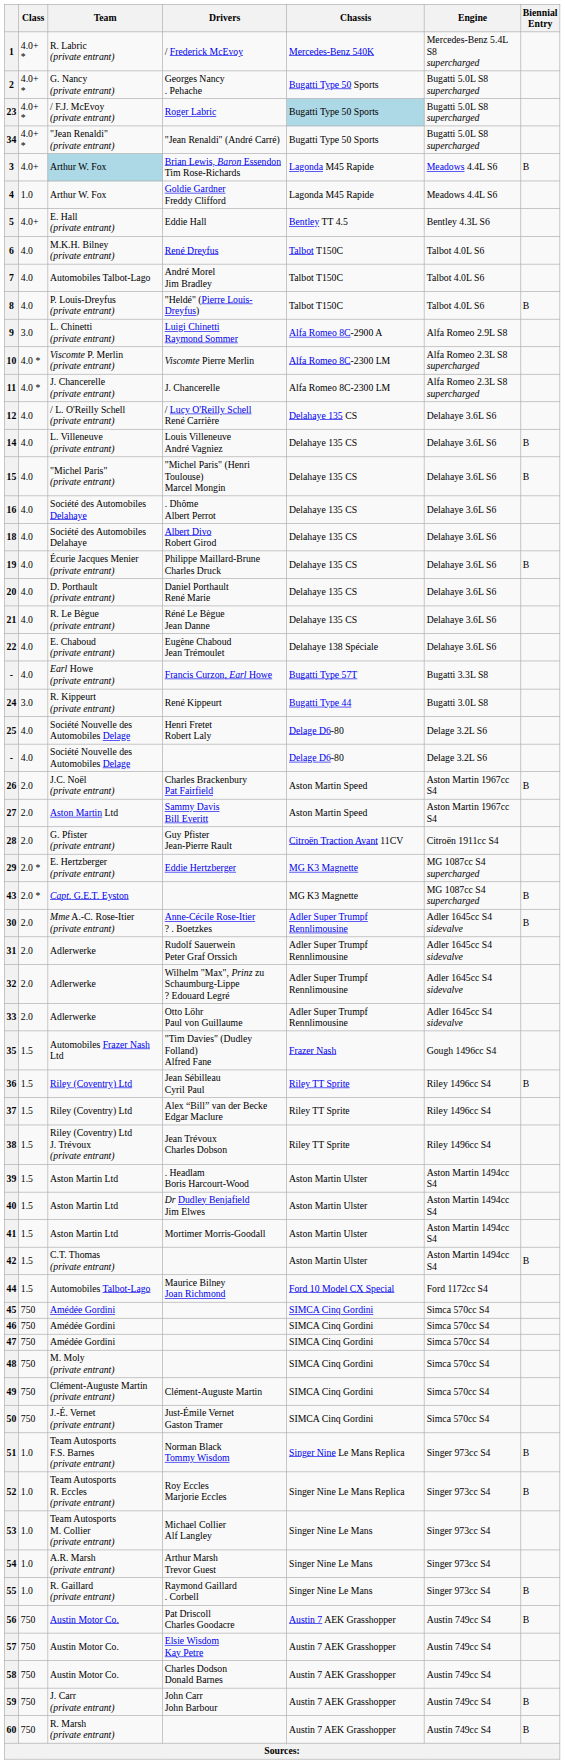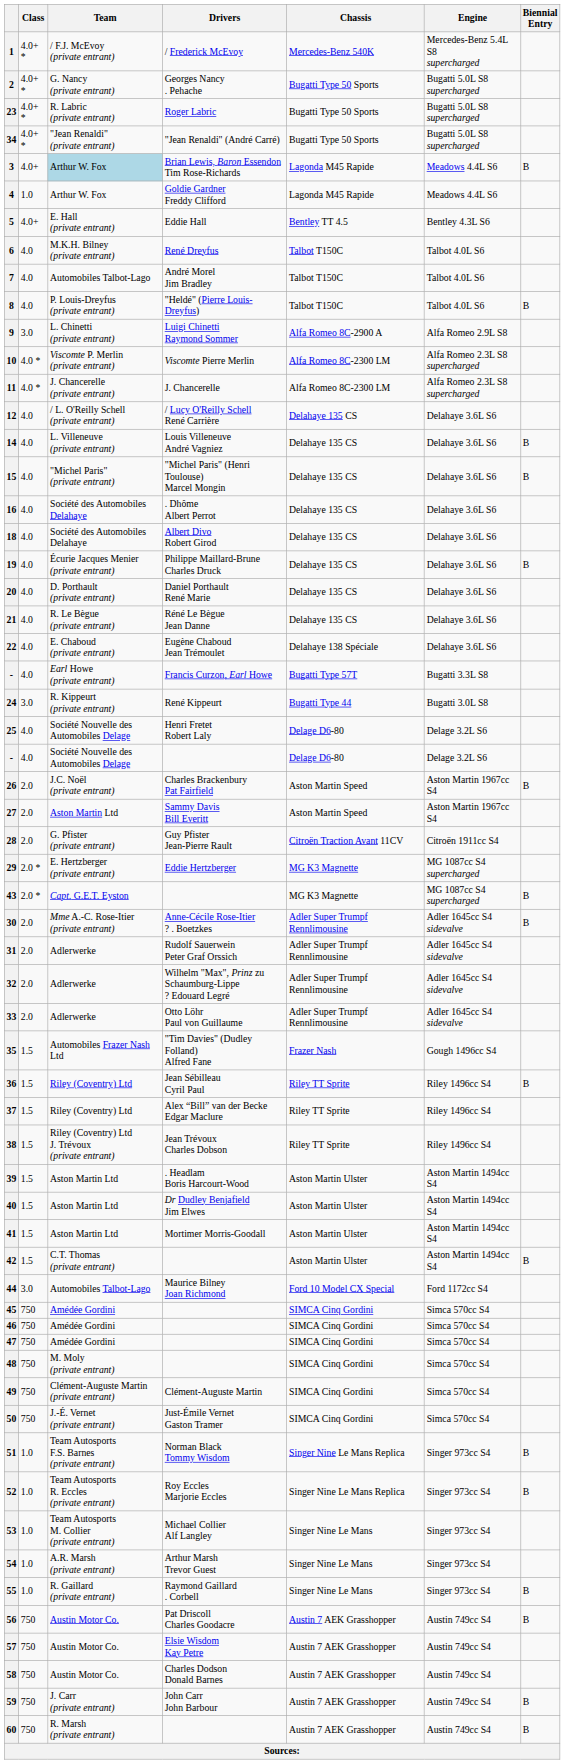(82, 51) R. Labric (private entrant) -> (82, 51) / F.J. McEvoy (private entrant)
(82, 112) / F.J. McEvoy (private entrant) -> (82, 112) R. Labric (private entrant)
(334, 112) lightblue background -> (334, 112) no background
(27, 1288) 1.5 -> (27, 1288) 3.0
